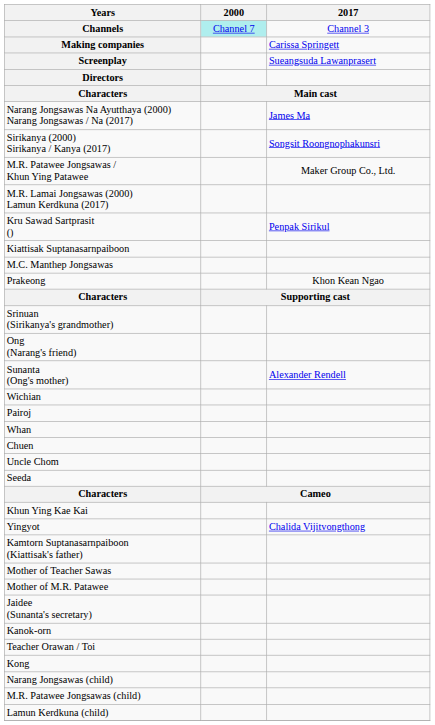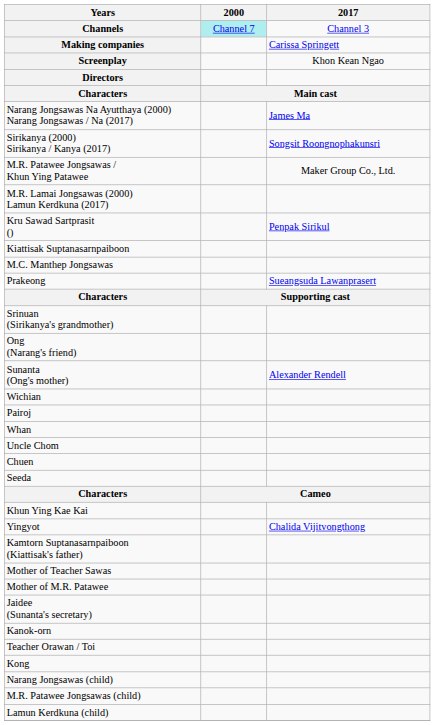(322, 61) Sueangsuda Lawanprasert -> (348, 61) Khon Kean Ngao
(348, 281) Khon Kean Ngao -> (322, 281) Sueangsuda Lawanprasert
rows swapped: (33, 462) <-> (20, 445)
